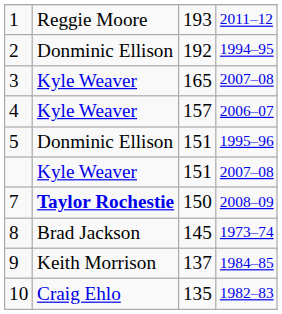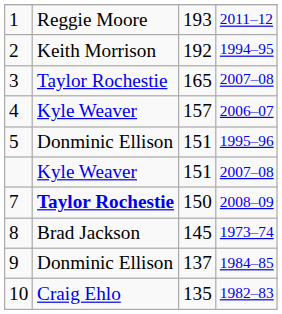(105, 50) Donminic Ellison -> (97, 50) Keith Morrison
(87, 80) Kyle Weaver -> (102, 80) Taylor Rochestie
(97, 263) Keith Morrison -> (105, 263) Donminic Ellison
